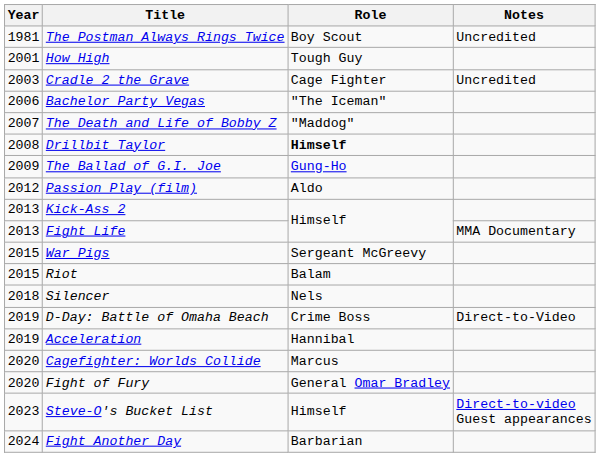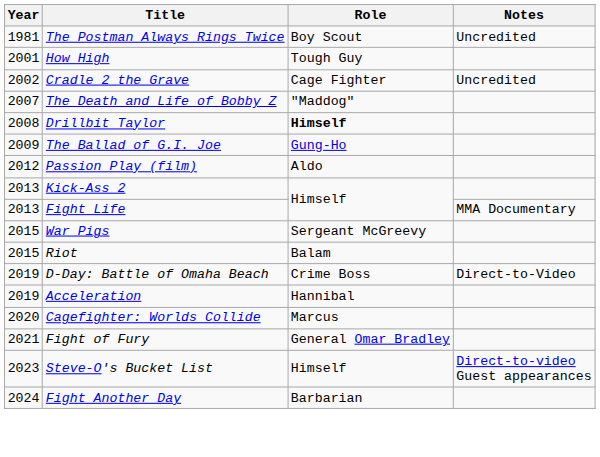(24, 80) 2003 -> (24, 80) 2002
- row: (125, 102)
- row: (78, 296)
(24, 383) 2020 -> (24, 339) 2021
